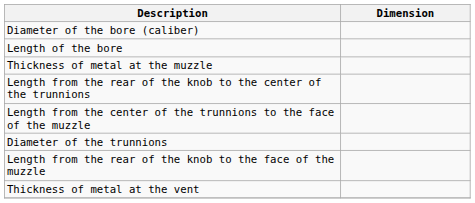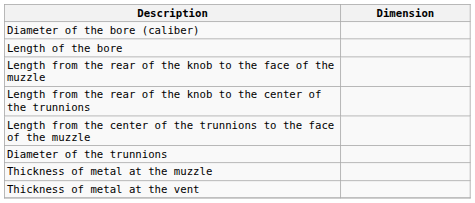rows swapped: (171, 165) <-> (110, 65)
